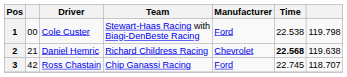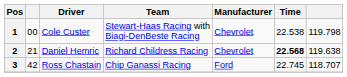(224, 31) Ford -> (234, 31) Chevrolet
